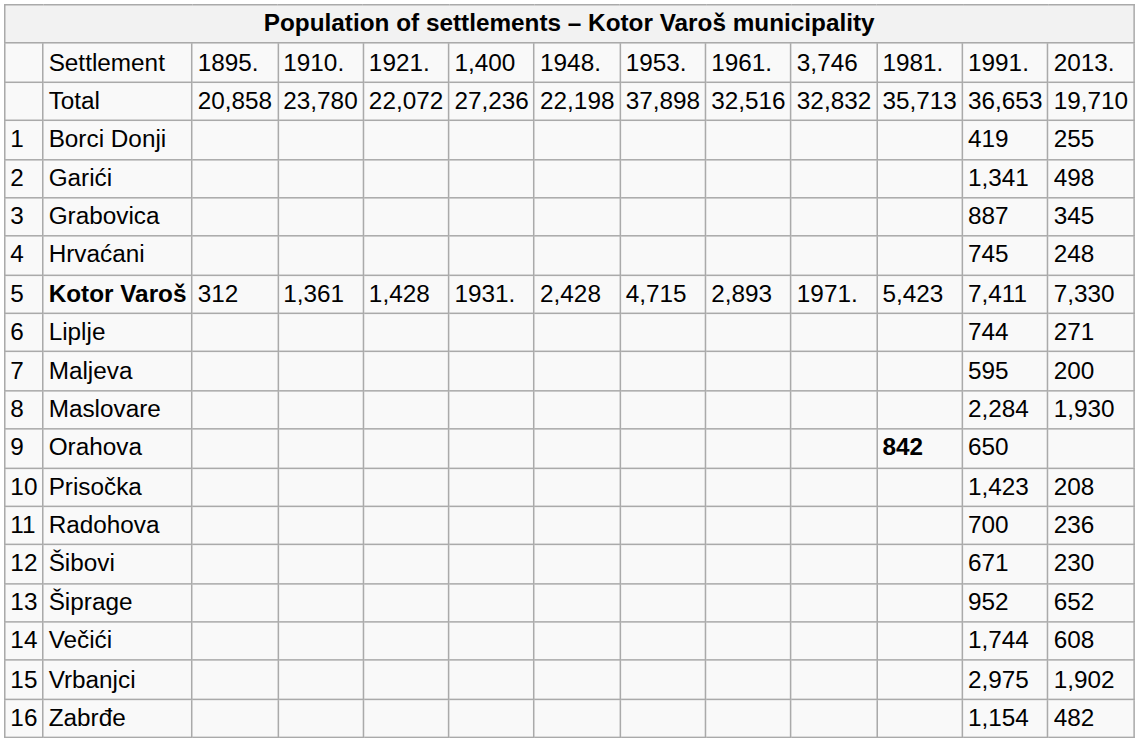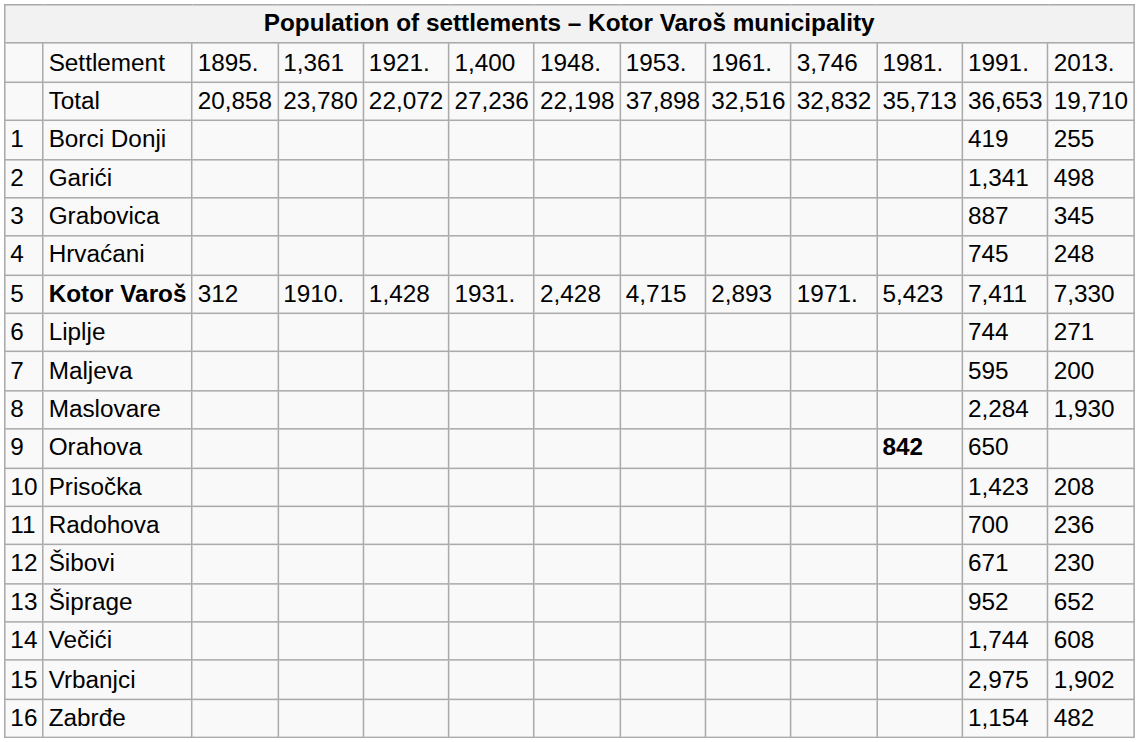(314, 62) 1910. -> (314, 62) 1,361
(314, 293) 1,361 -> (314, 293) 1910.
